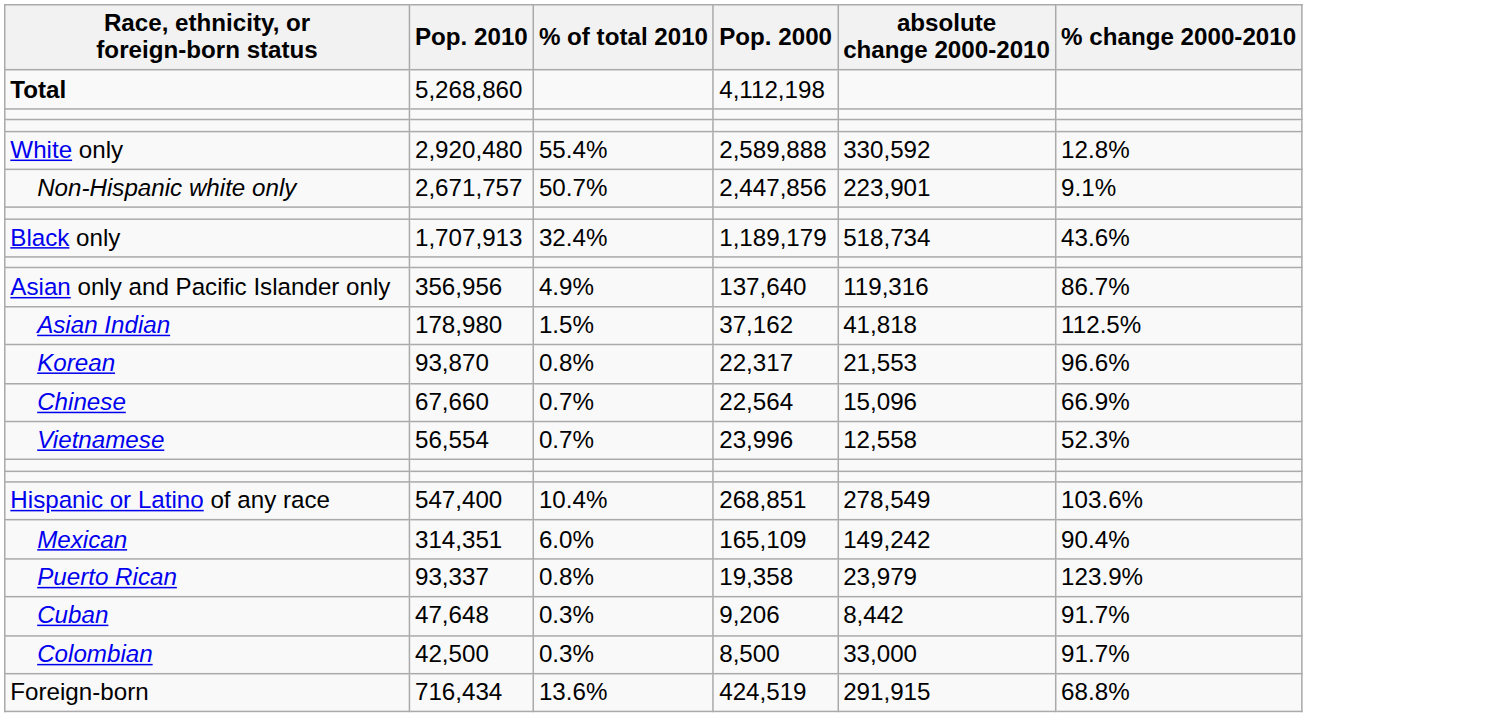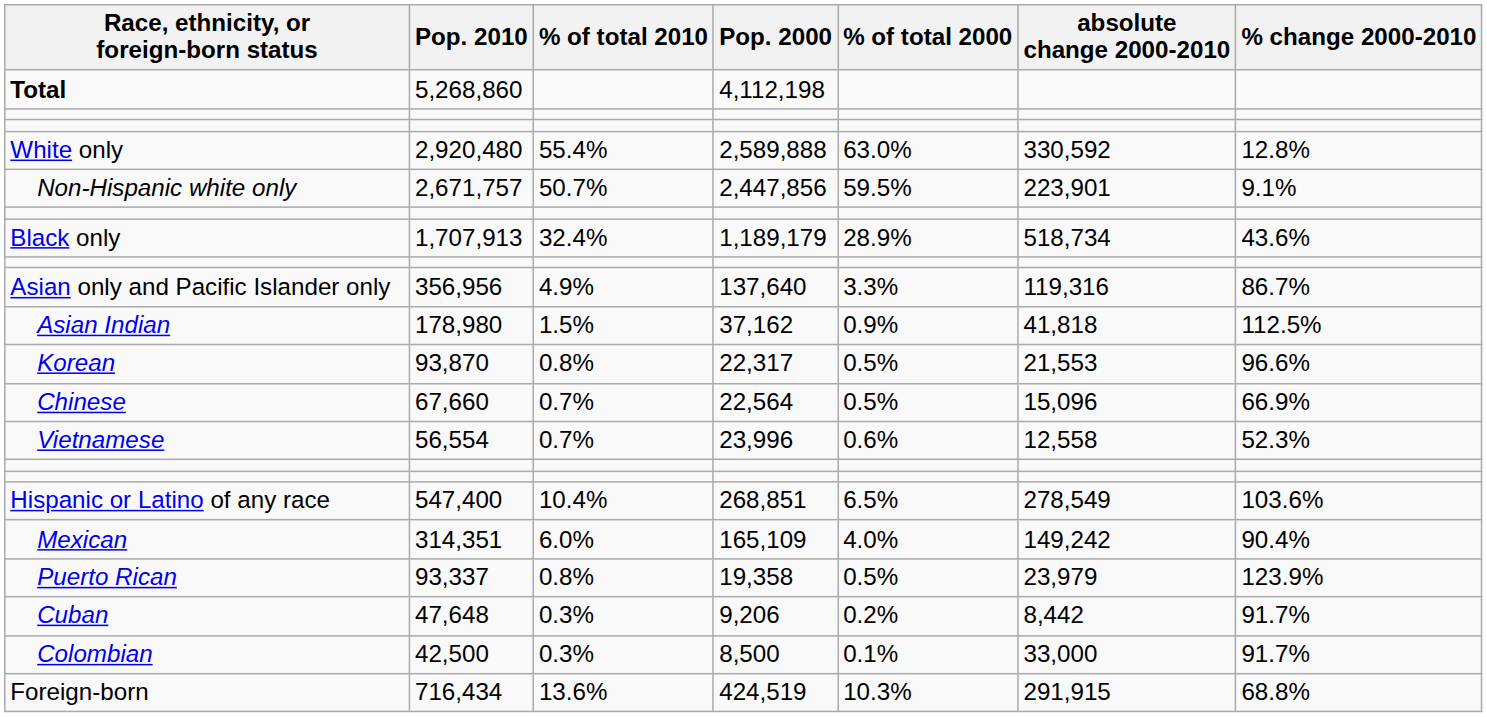+ column: (928, 37)
